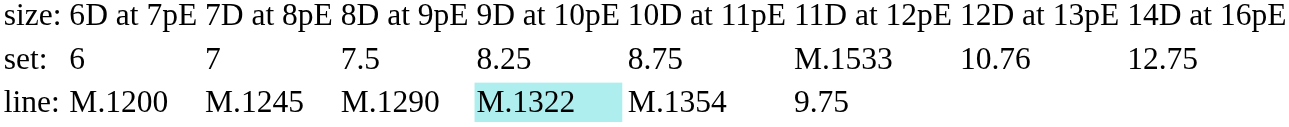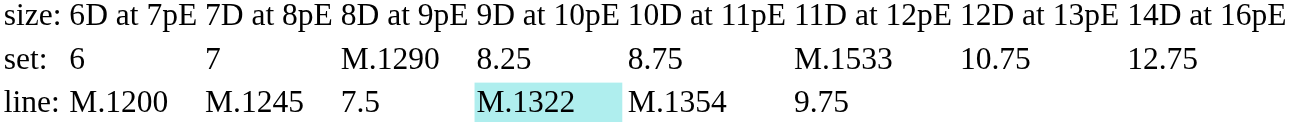(360, 58) 7.5 -> (390, 58) M.1290
(995, 58) 10.76 -> (995, 58) 10.75
(390, 101) M.1290 -> (360, 101) 7.5
